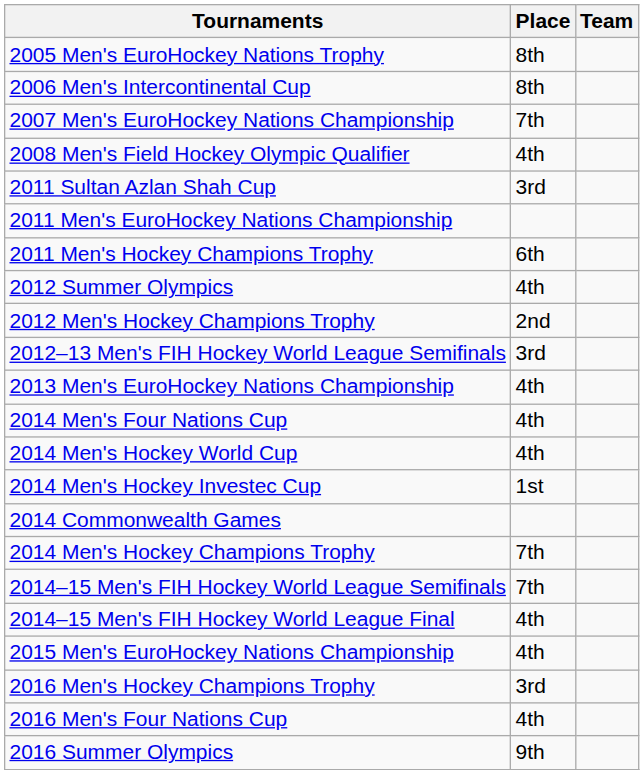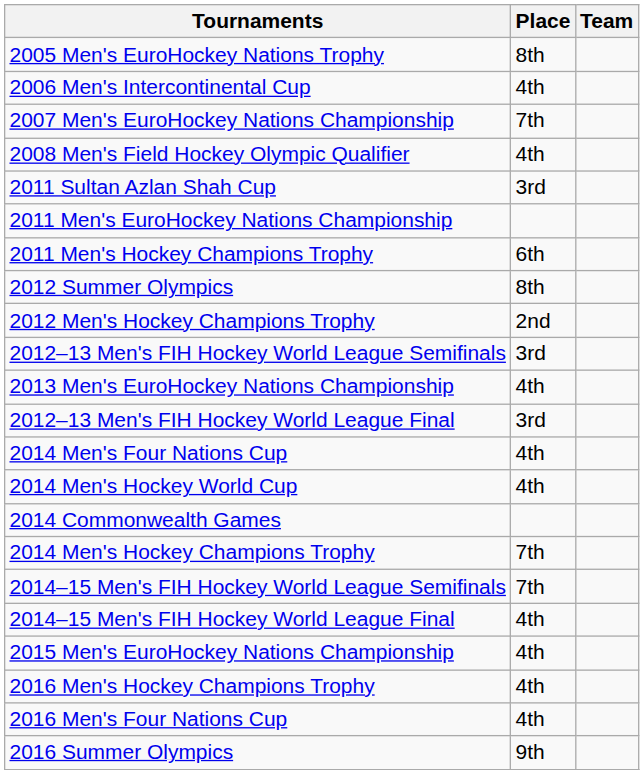(530, 87) 8th -> (530, 87) 4th
(530, 287) 4th -> (530, 287) 8th
+ row: (232, 420)
- row: (165, 486)
(531, 685) 3rd -> (530, 685) 4th
